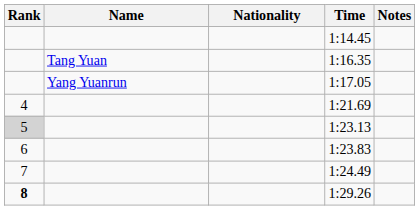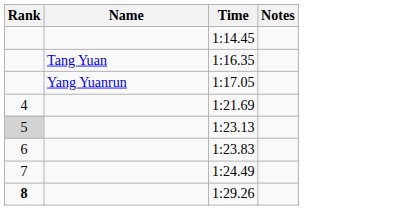- column: (267, 15)
